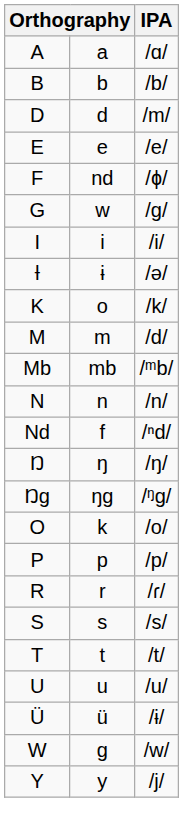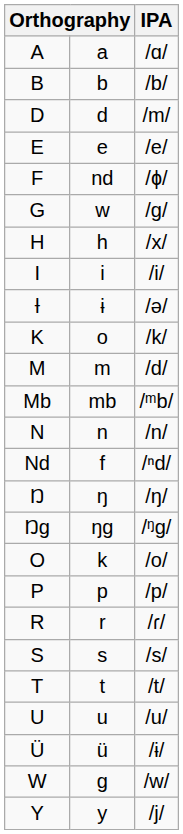+ row: (37, 242)
